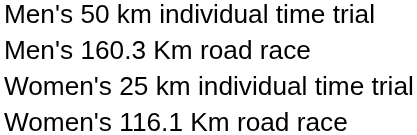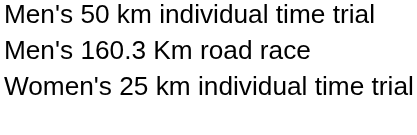- row: (176, 122)
